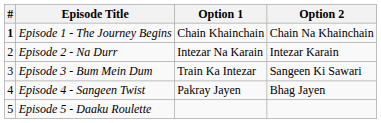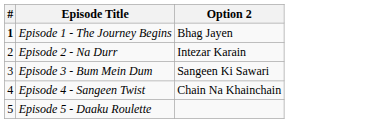- column: (221, 14)
(322, 33) Chain Na Khainchain -> (205, 33) Bhag Jayen
(298, 90) Bhag Jayen -> (229, 90) Chain Na Khainchain
